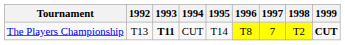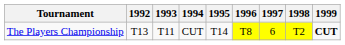(166, 31) bold -> (166, 31) normal
(272, 31) 7 -> (272, 31) 6
